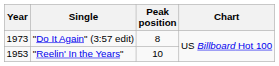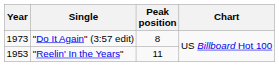(158, 54) 10 -> (158, 54) 11
